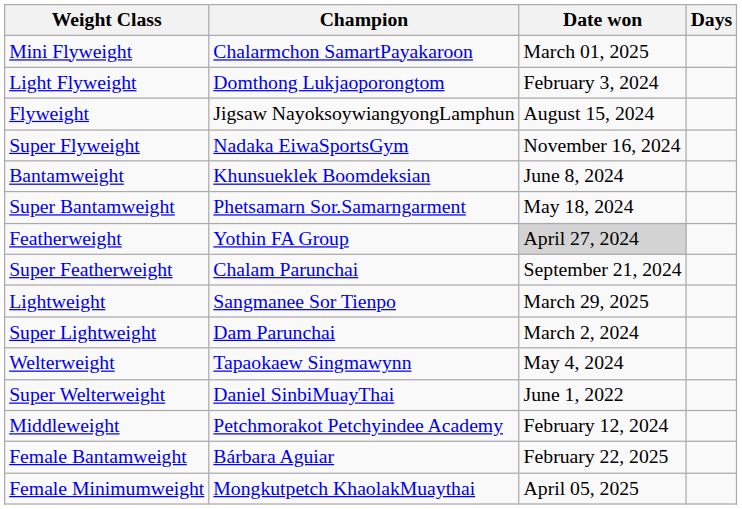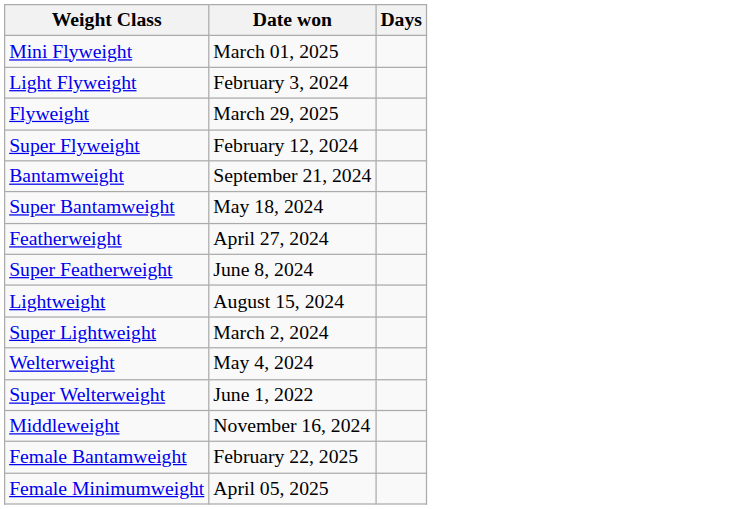- column: (364, 20)
(589, 113) August 15, 2024 -> (276, 113) March 29, 2025
(602, 144) November 16, 2024 -> (286, 144) February 12, 2024
(574, 176) June 8, 2024 -> (292, 176) September 21, 2024
(581, 238) lightgrey background -> (271, 238) no background
(603, 269) September 21, 2024 -> (263, 269) June 8, 2024
(586, 301) March 29, 2025 -> (279, 301) August 15, 2024
(596, 425) February 12, 2024 -> (292, 425) November 16, 2024
